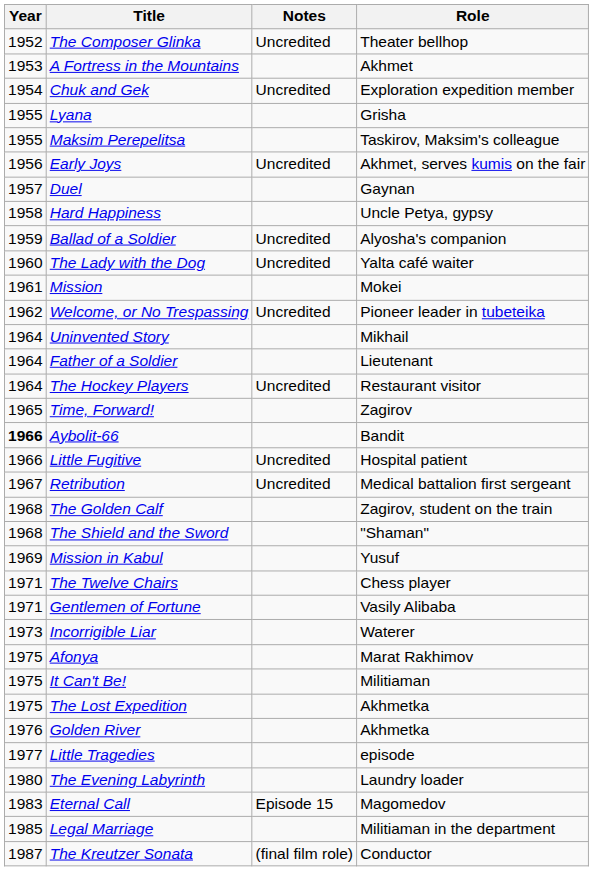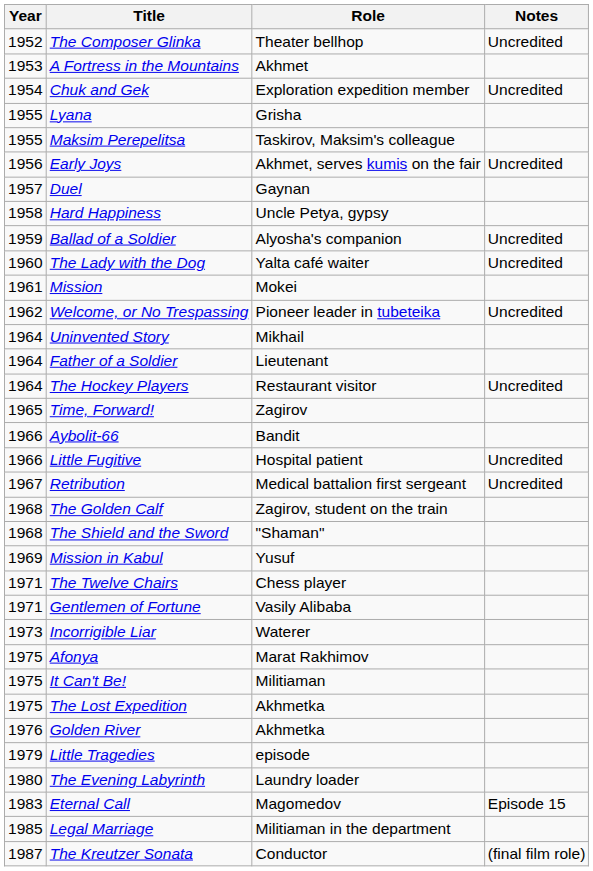columns swapped: (473, 16) <-> (304, 16)
(25, 435) bold -> (25, 435) normal
(25, 755) 1977 -> (25, 755) 1979
